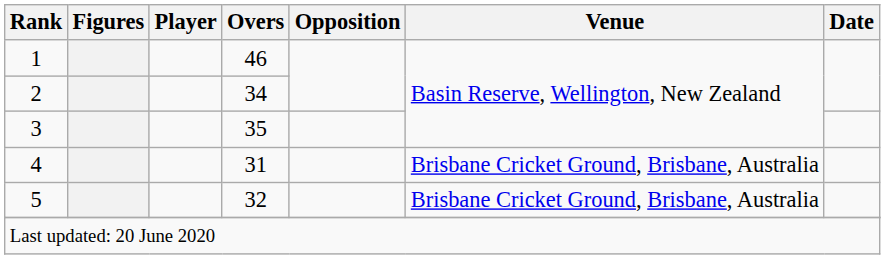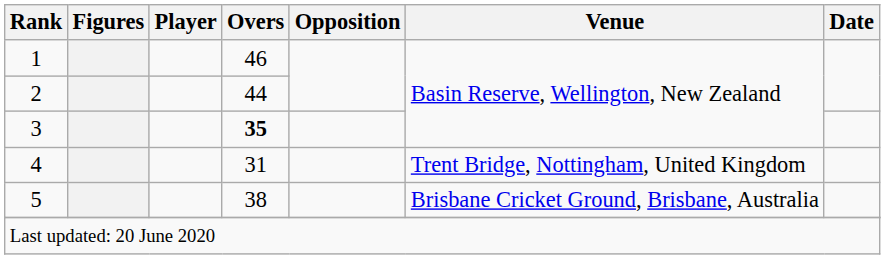(256, 93) 34 -> (256, 93) 44
(256, 128) normal -> (256, 128) bold
(615, 164) Brisbane Cricket Ground, Brisbane, Australia -> (608, 164) Trent Bridge, Nottingham, United Kingdom
(256, 199) 32 -> (256, 199) 38
